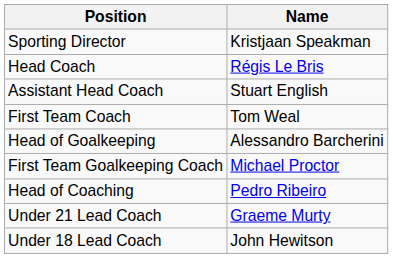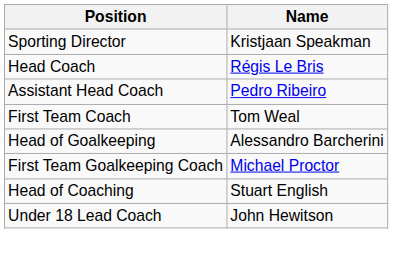(279, 91) Stuart English -> (278, 91) Pedro Ribeiro
(278, 191) Pedro Ribeiro -> (279, 191) Stuart English
- row: (85, 215)
